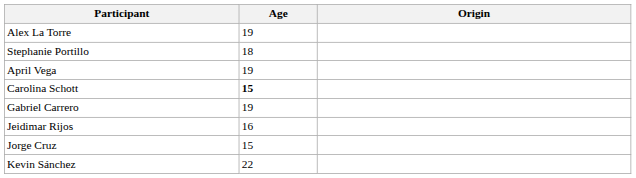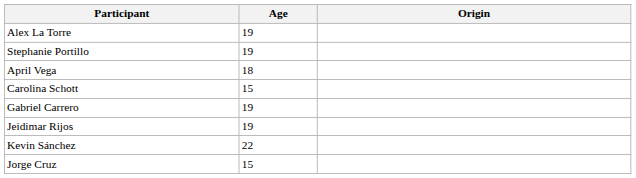(248, 51) 18 -> (248, 51) 19
(248, 70) 19 -> (248, 70) 18
(248, 88) bold -> (248, 88) normal
(248, 126) 16 -> (248, 126) 19
rows swapped: (32, 145) <-> (41, 163)
